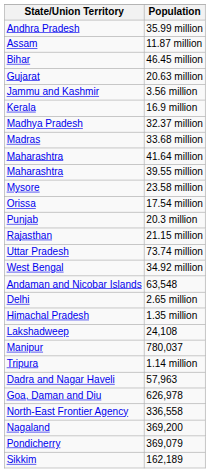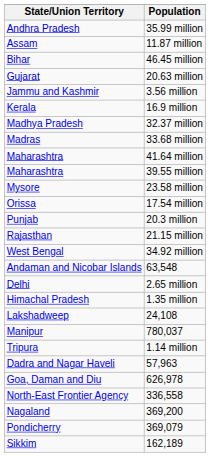- row: (175, 252)
